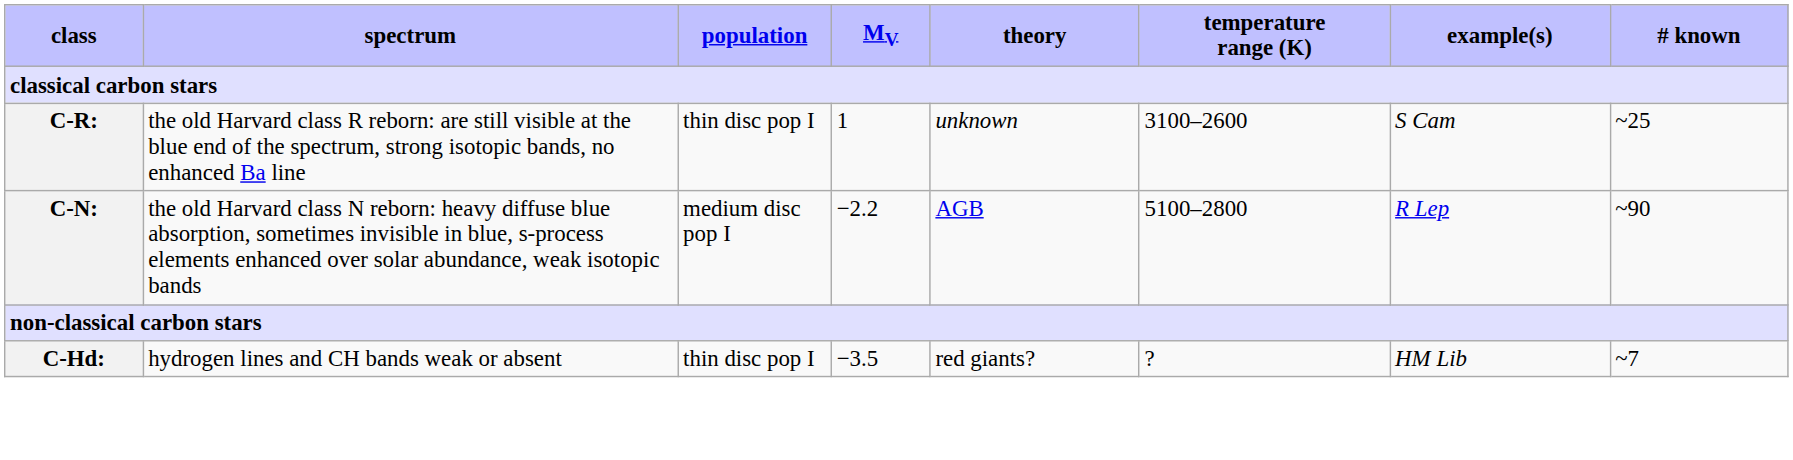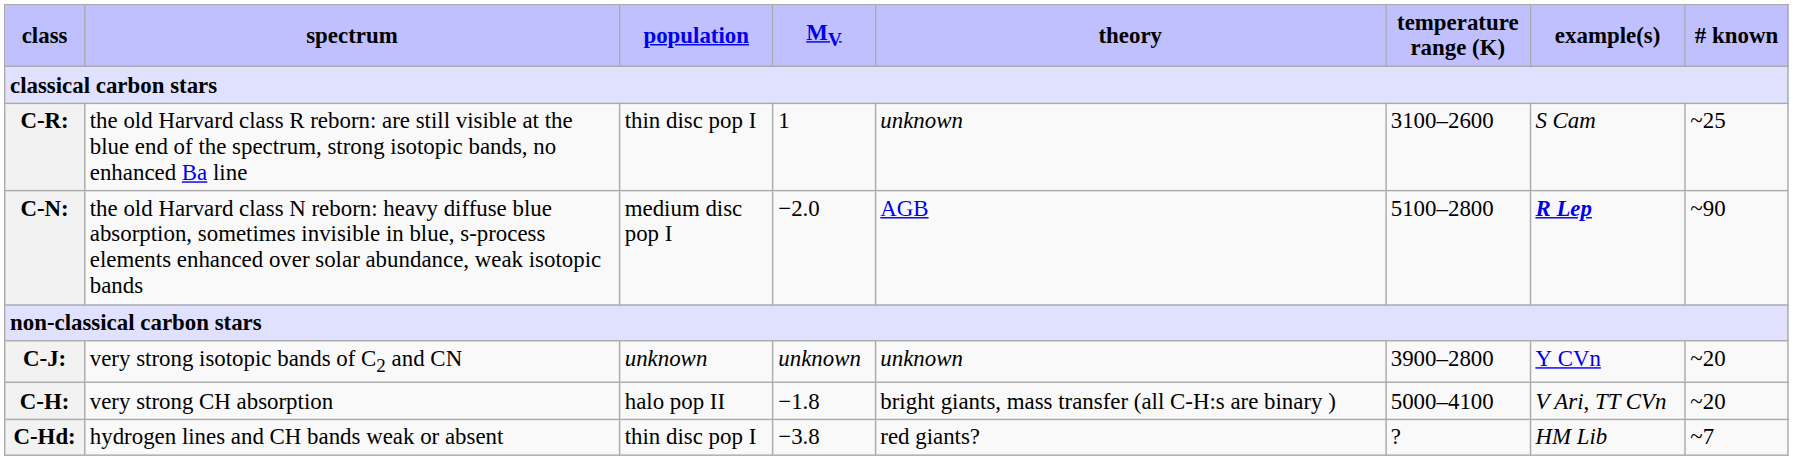(857, 208) −2.2 -> (799, 208) −2.0
(1422, 208) normal -> (1564, 208) bold
+ row: (45, 358)
+ row: (45, 400)
(857, 358) −3.5 -> (799, 437) −3.8
